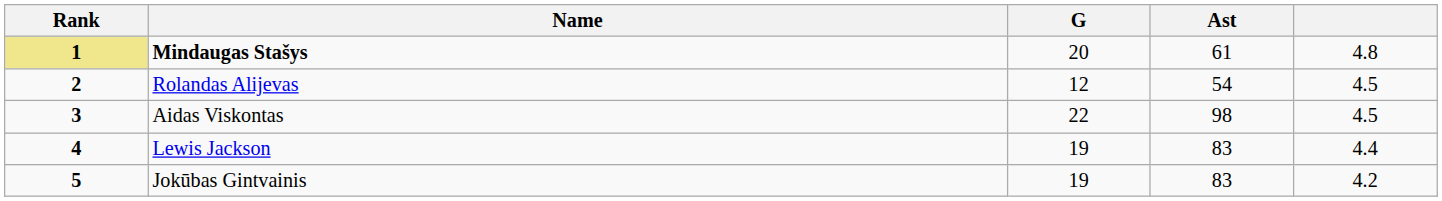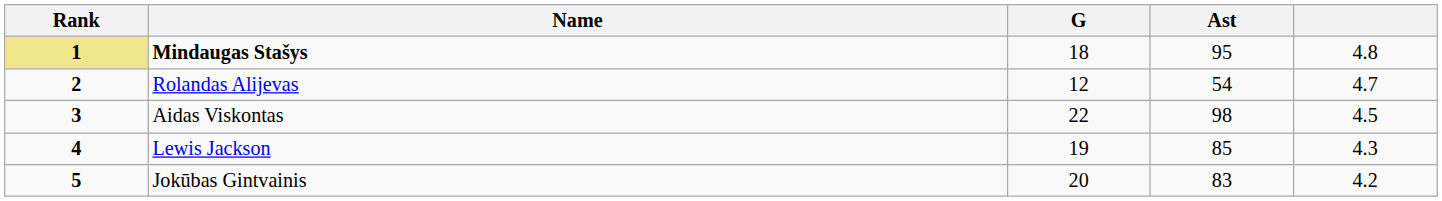(1079, 52) 20 -> (1079, 52) 18
(1222, 52) 61 -> (1222, 52) 95
(1365, 84) 4.5 -> (1365, 84) 4.7
(1222, 148) 83 -> (1222, 148) 85
(1365, 148) 4.4 -> (1365, 148) 4.3
(1079, 180) 19 -> (1079, 180) 20
